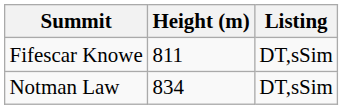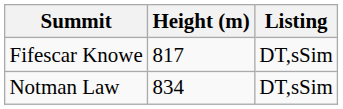(168, 54) 811 -> (168, 54) 817
